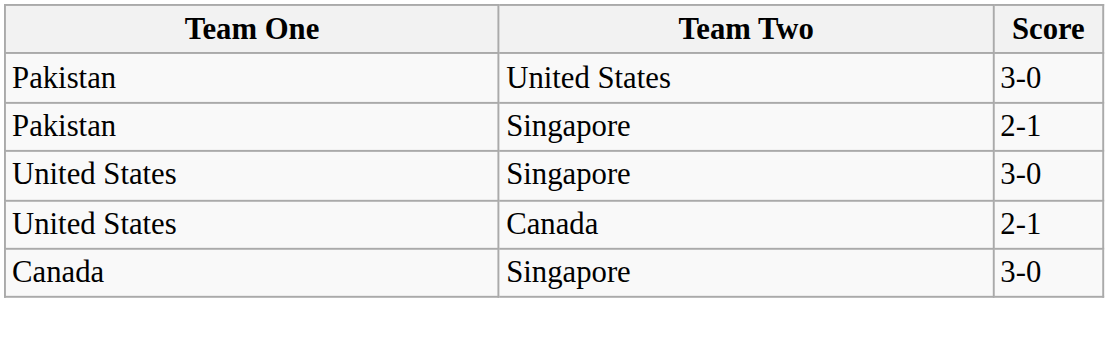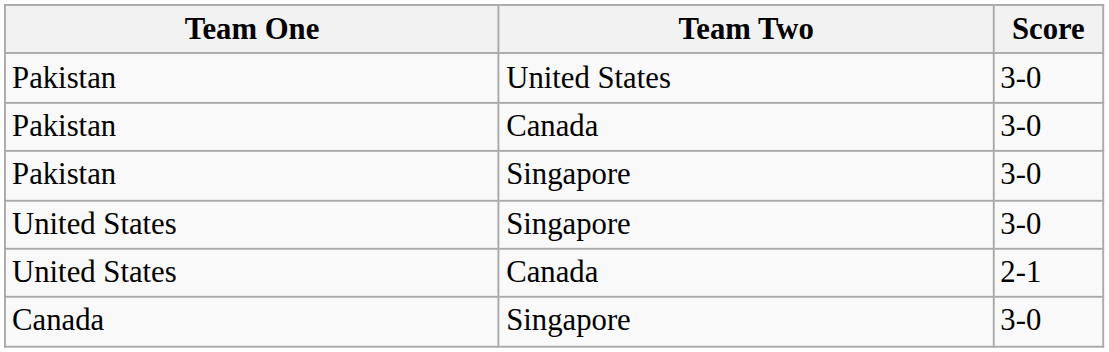+ row: (64, 126)
(1021, 126) 2-1 -> (1021, 175) 3-0
